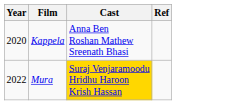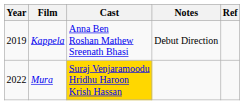+ column: (186, 12)
(16, 40) 2020 -> (16, 40) 2019
